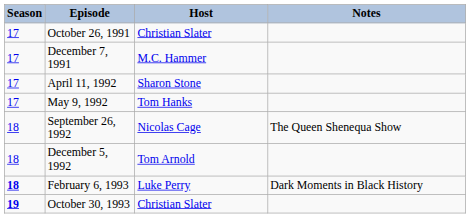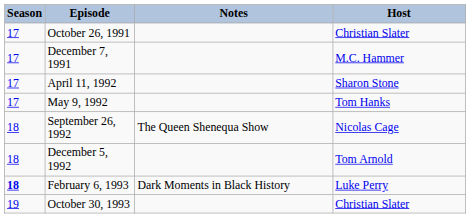columns swapped: (201, 13) <-> (366, 13)
(13, 204) bold -> (13, 204) normal
